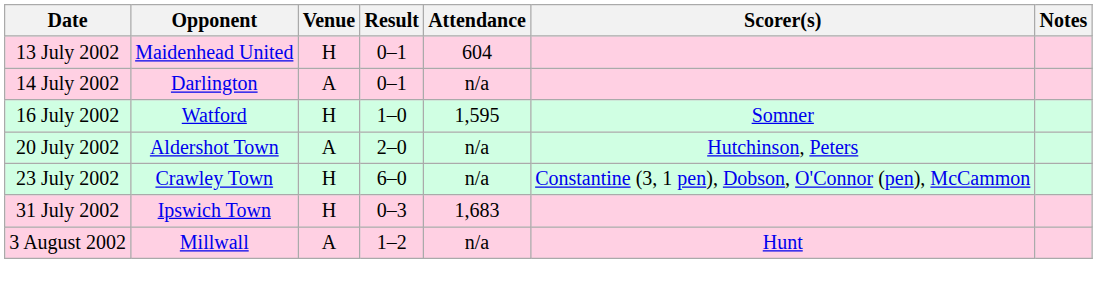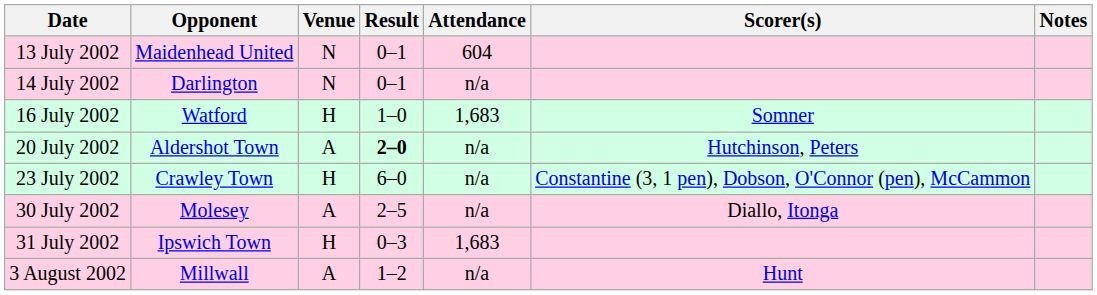(329, 52) H -> (329, 52) N
(329, 83) A -> (329, 83) N
(477, 115) 1,595 -> (477, 115) 1,683
(392, 147) normal -> (392, 147) bold
+ row: (68, 210)
